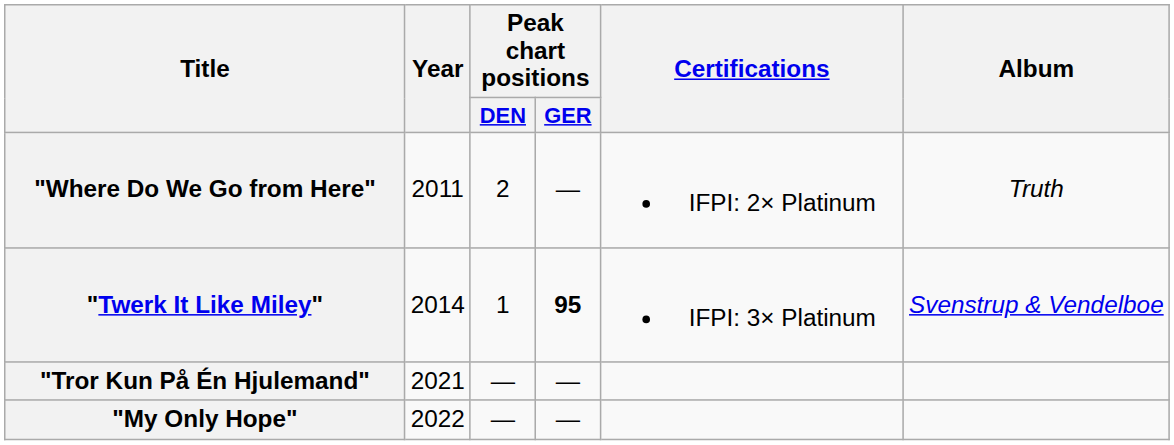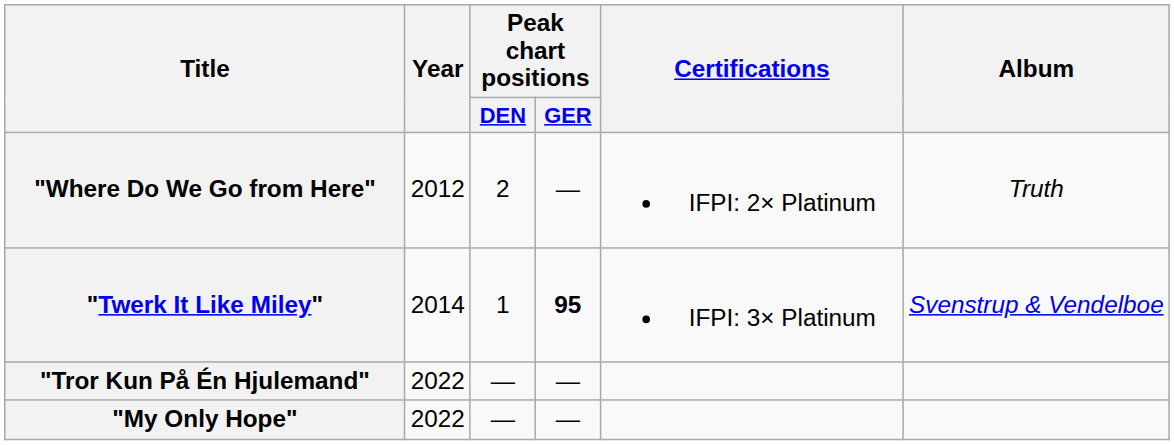(438, 189) 2011 -> (438, 189) 2012
(438, 380) 2021 -> (438, 380) 2022
